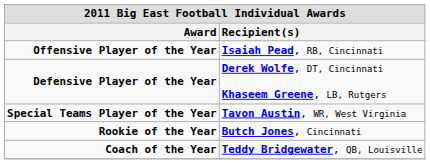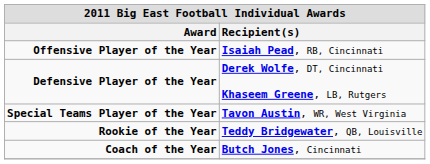(292, 131) Butch Jones, Cincinnati -> (322, 131) Teddy Bridgewater, QB, Louisville
(322, 149) Teddy Bridgewater, QB, Louisville -> (292, 149) Butch Jones, Cincinnati
